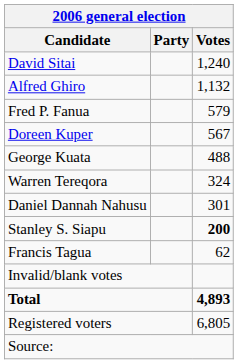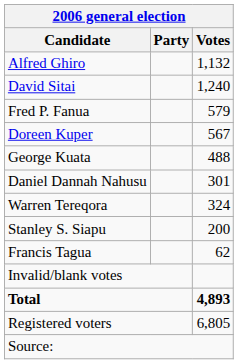rows swapped: (42, 63) <-> (47, 87)
rows swapped: (58, 181) <-> (77, 205)
(219, 228) bold -> (219, 228) normal
